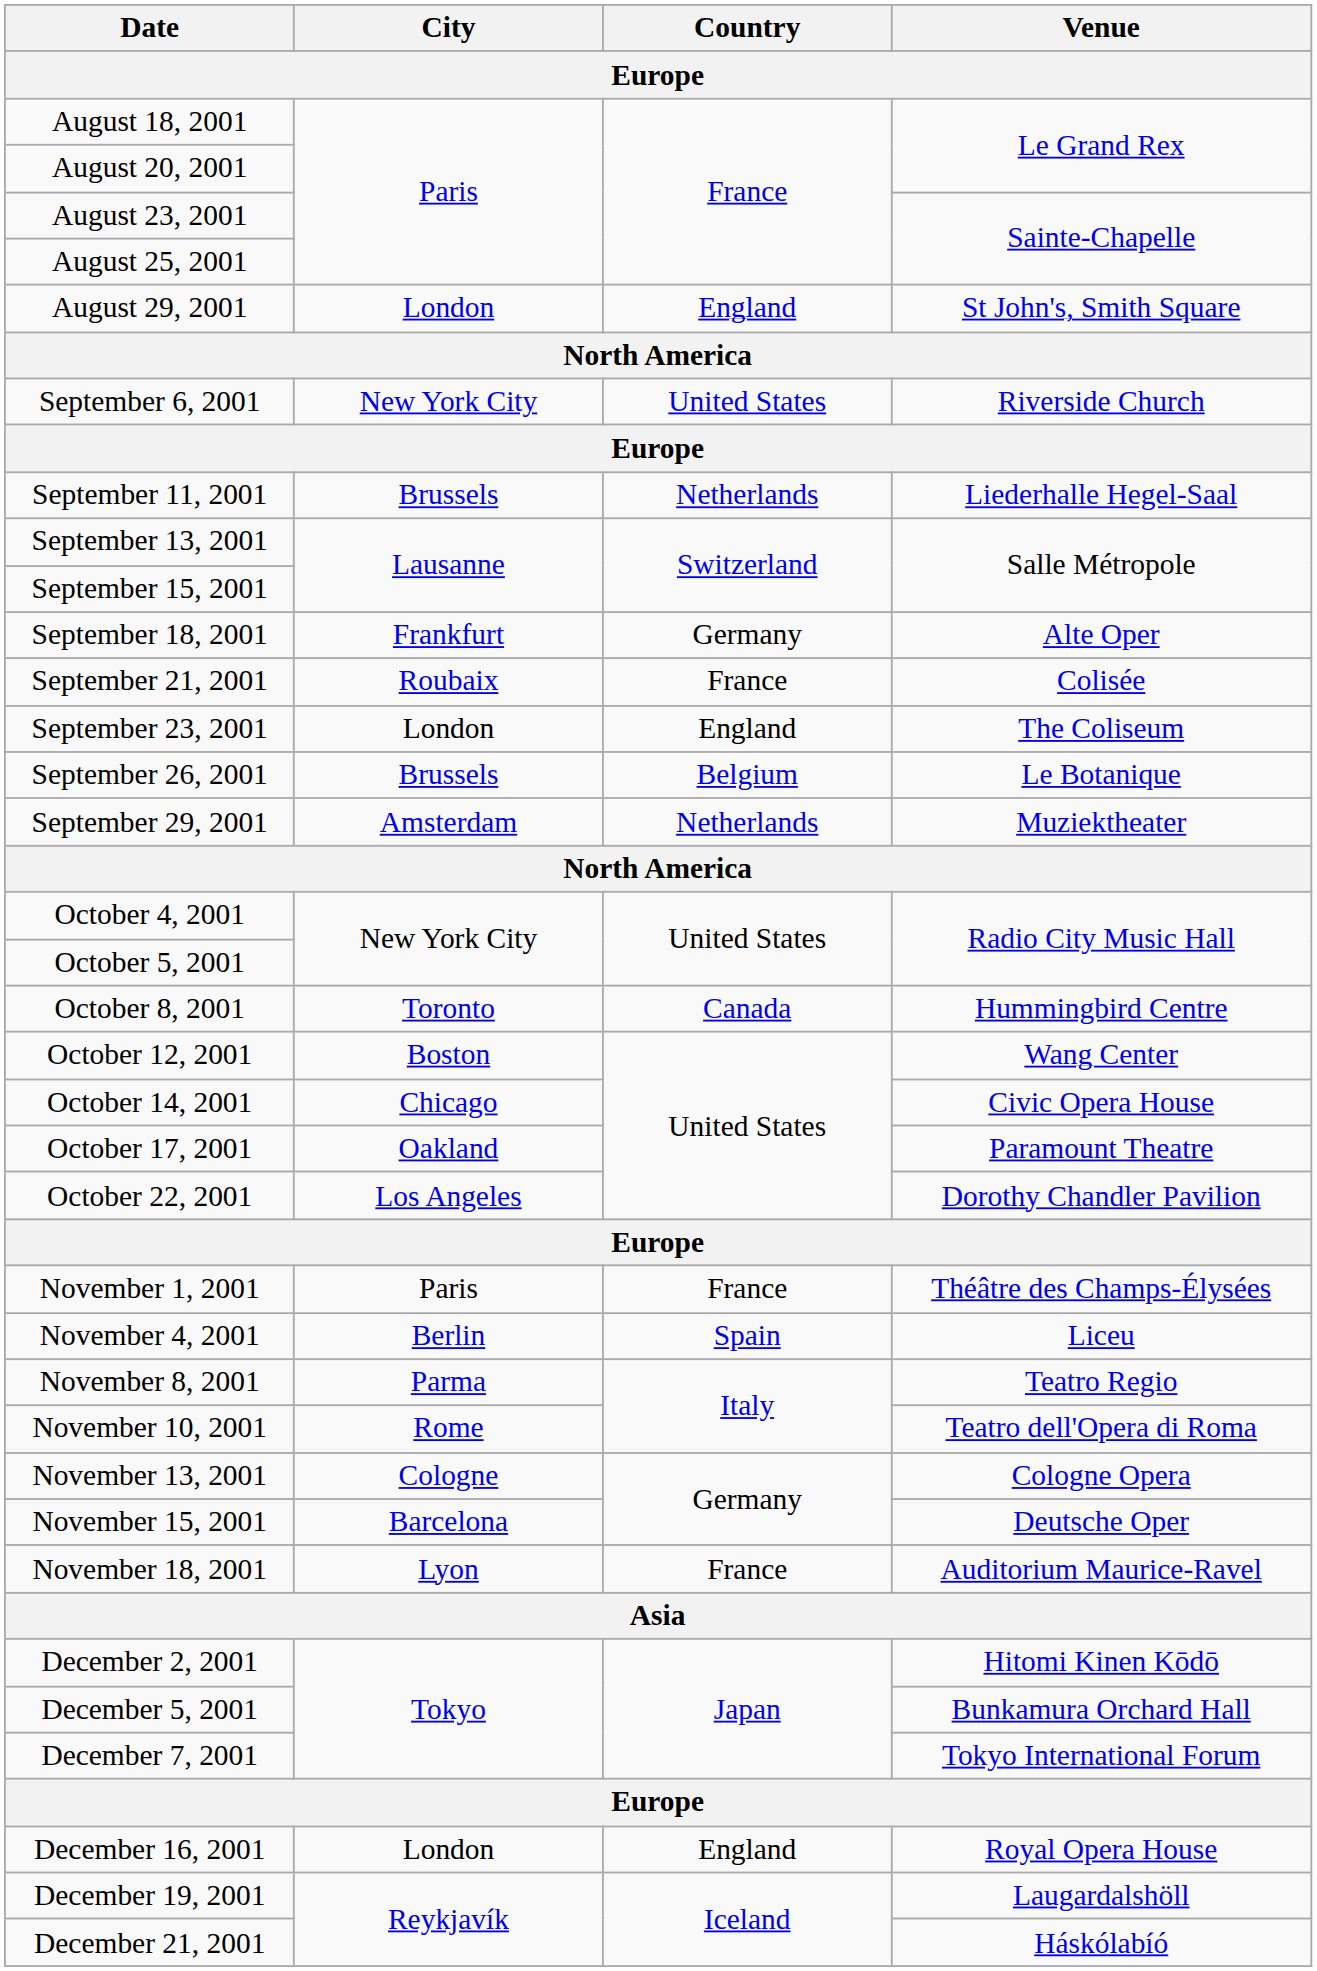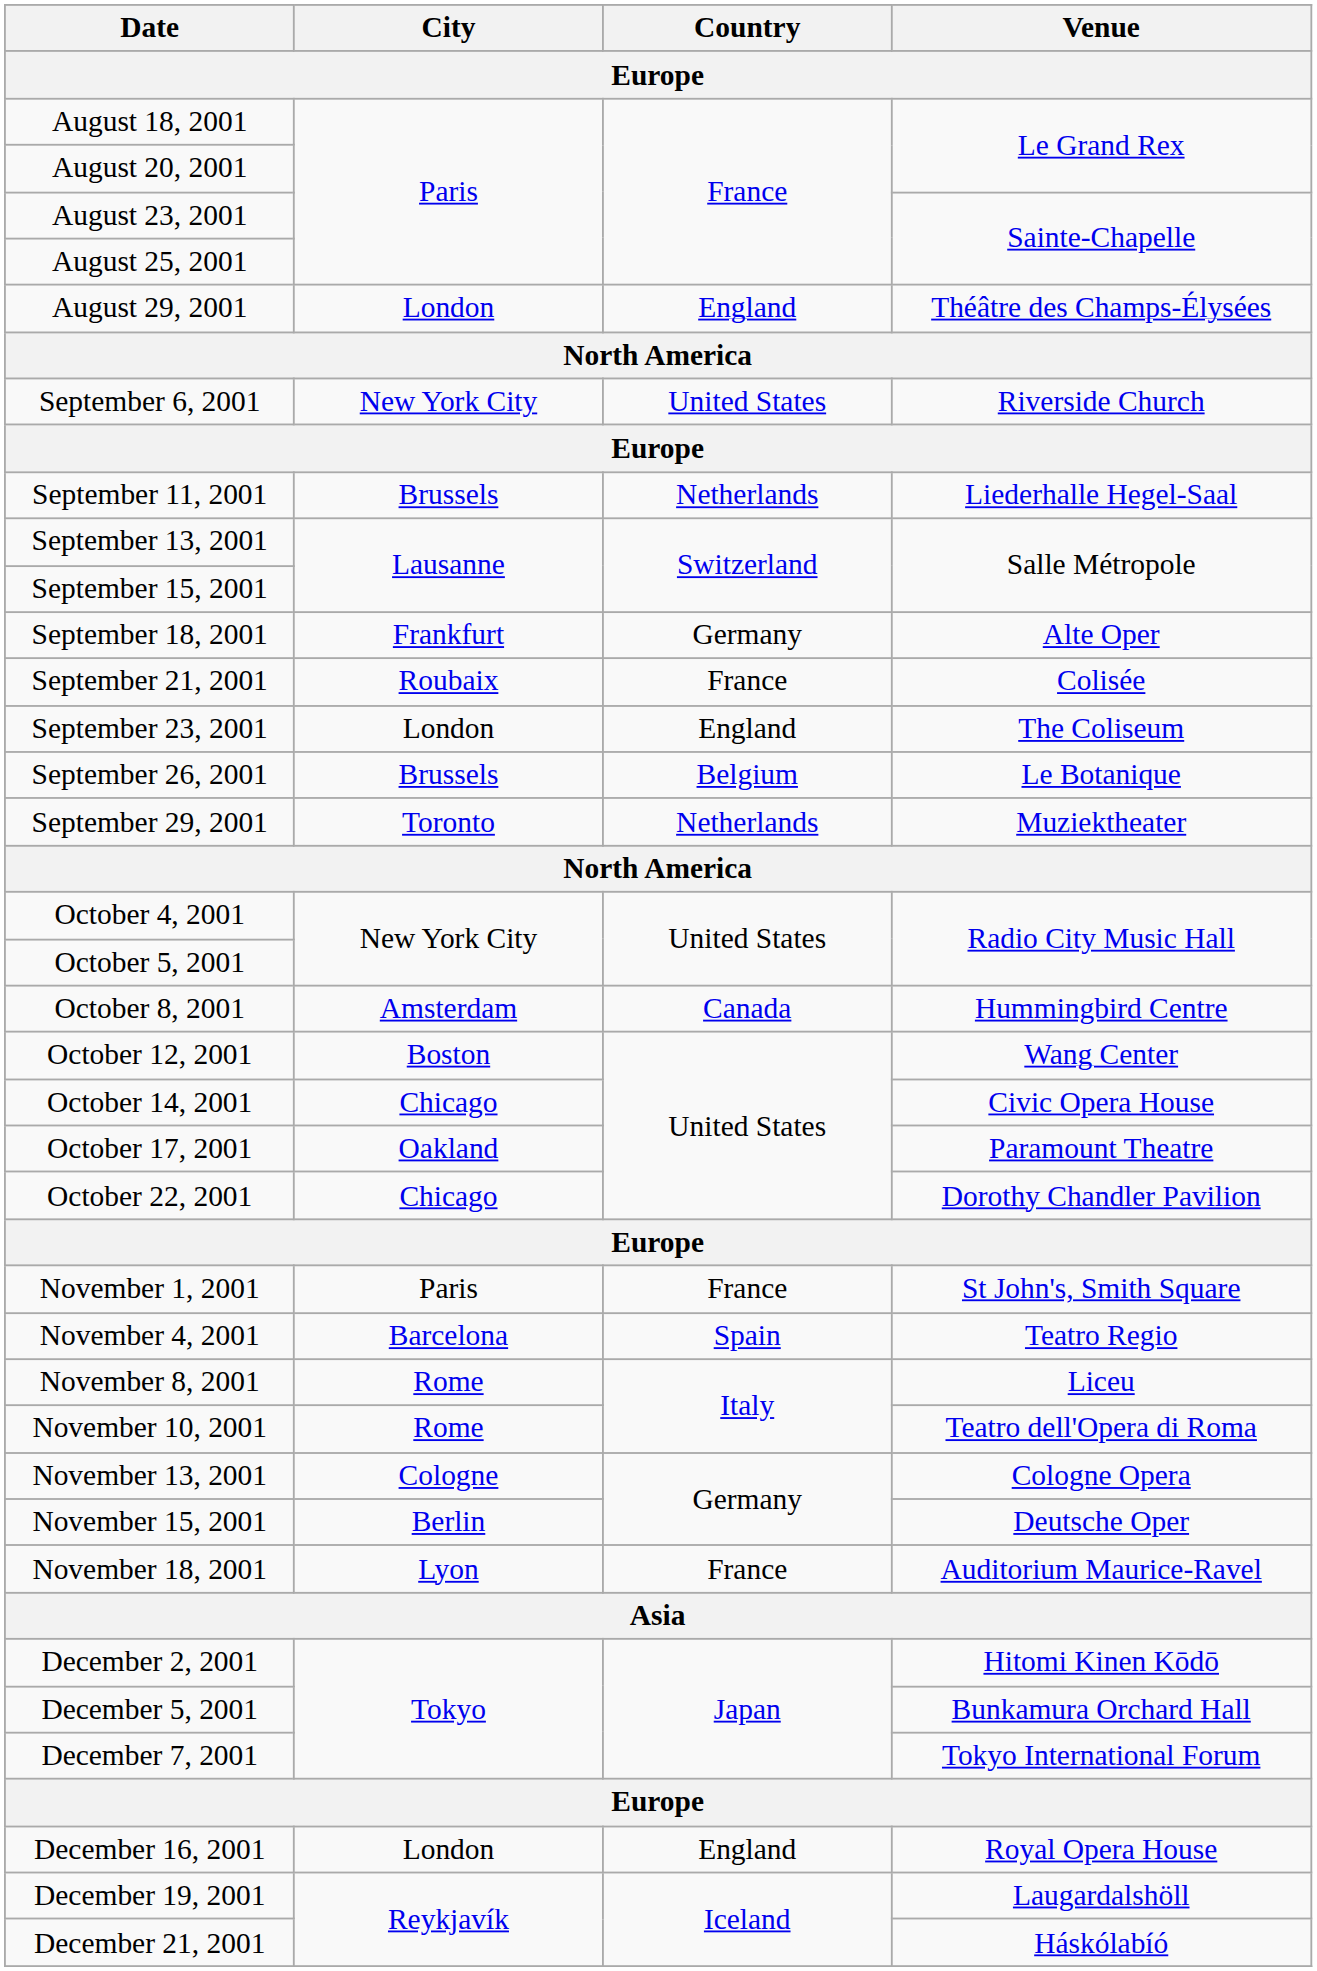(1101, 307) St John's, Smith Square -> (1101, 307) Théâtre des Champs-Élysées
(448, 821) Amsterdam -> (448, 821) Toronto
(448, 1008) Toronto -> (448, 1008) Amsterdam
(448, 1195) Los Angeles -> (448, 1195) Chicago
(1101, 1288) Théâtre des Champs-Élysées -> (1101, 1288) St John's, Smith Square
(448, 1335) Berlin -> (448, 1335) Barcelona
(1101, 1335) Liceu -> (1101, 1335) Teatro Regio
(448, 1381) Parma -> (448, 1381) Rome
(1101, 1381) Teatro Regio -> (1101, 1381) Liceu
(448, 1521) Barcelona -> (448, 1521) Berlin
